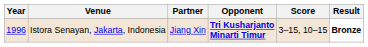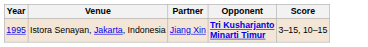- column: (346, 12)
(16, 30) 1996 -> (16, 30) 1995
